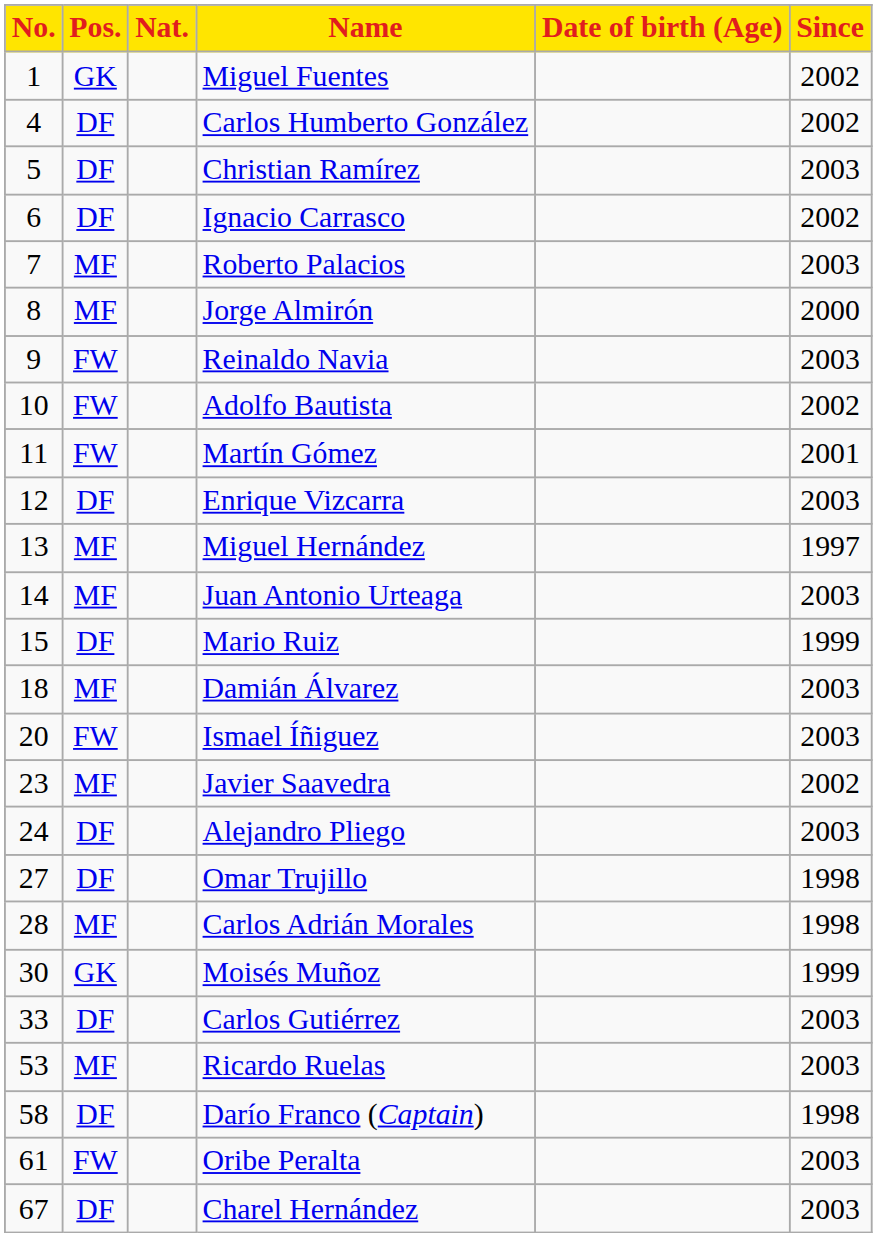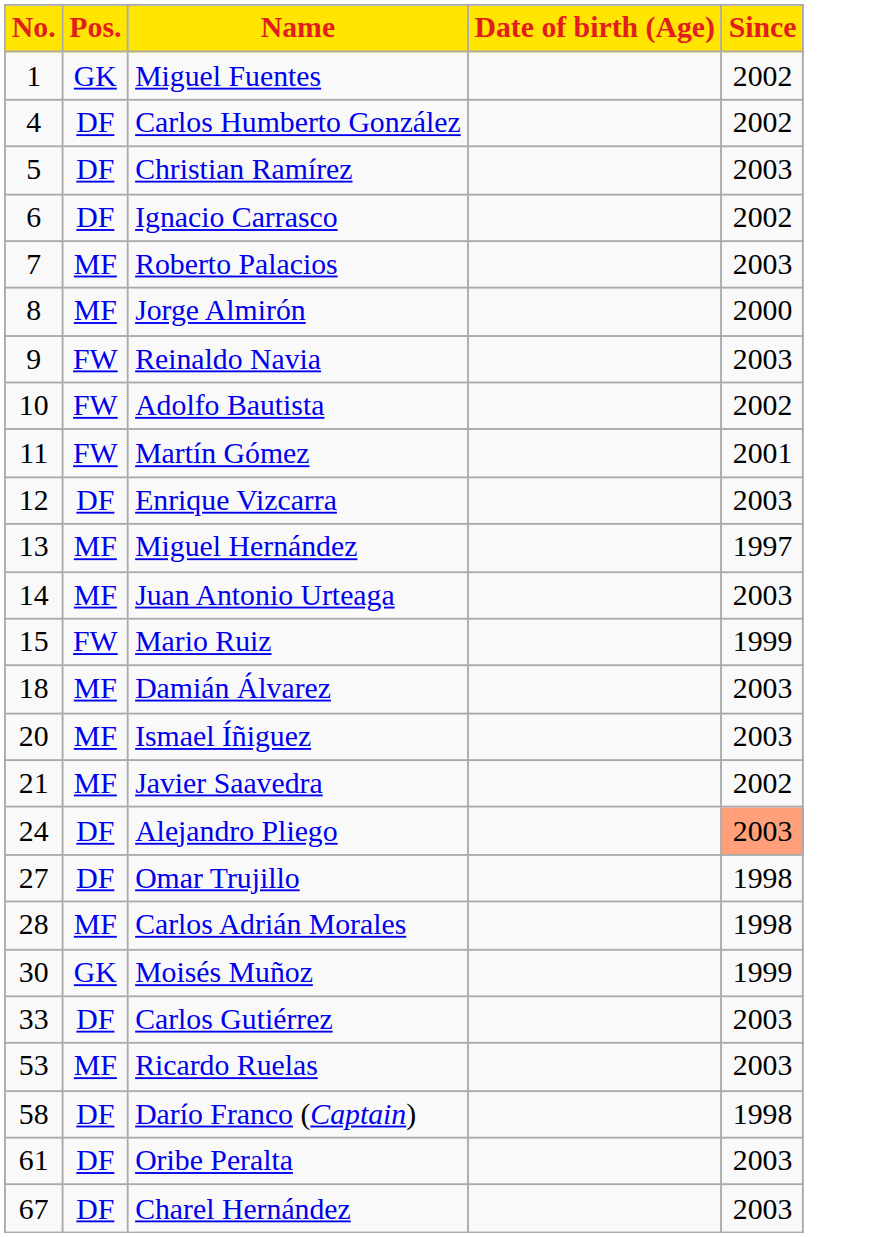- column: (162, 28)
(95, 641) DF -> (95, 641) FW
(95, 736) FW -> (95, 736) MF
(34, 783) 23 -> (34, 783) 21
(830, 830) no background -> (763, 830) lightsalmon background
(95, 1160) FW -> (95, 1160) DF
